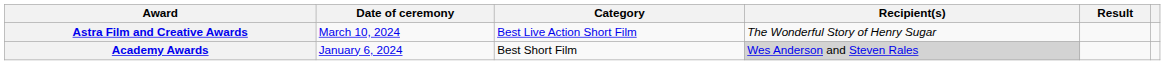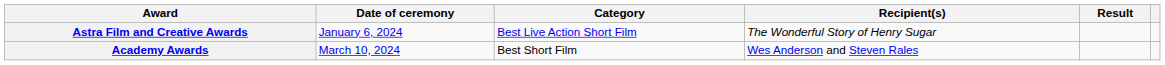(359, 32) March 10, 2024 -> (361, 32) January 6, 2024
(361, 50) January 6, 2024 -> (359, 50) March 10, 2024
(833, 50) lightgrey background -> (833, 50) no background
